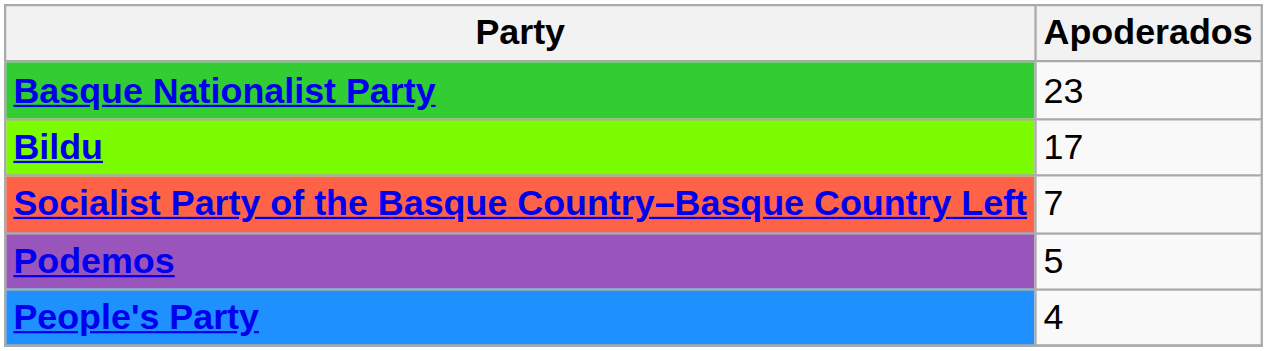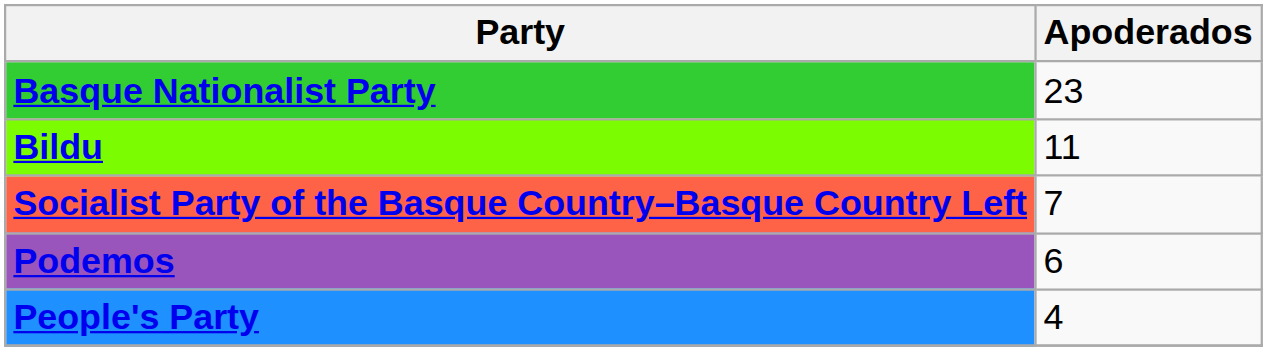(1064, 146) 17 -> (1062, 146) 11
(1054, 260) 5 -> (1054, 260) 6
